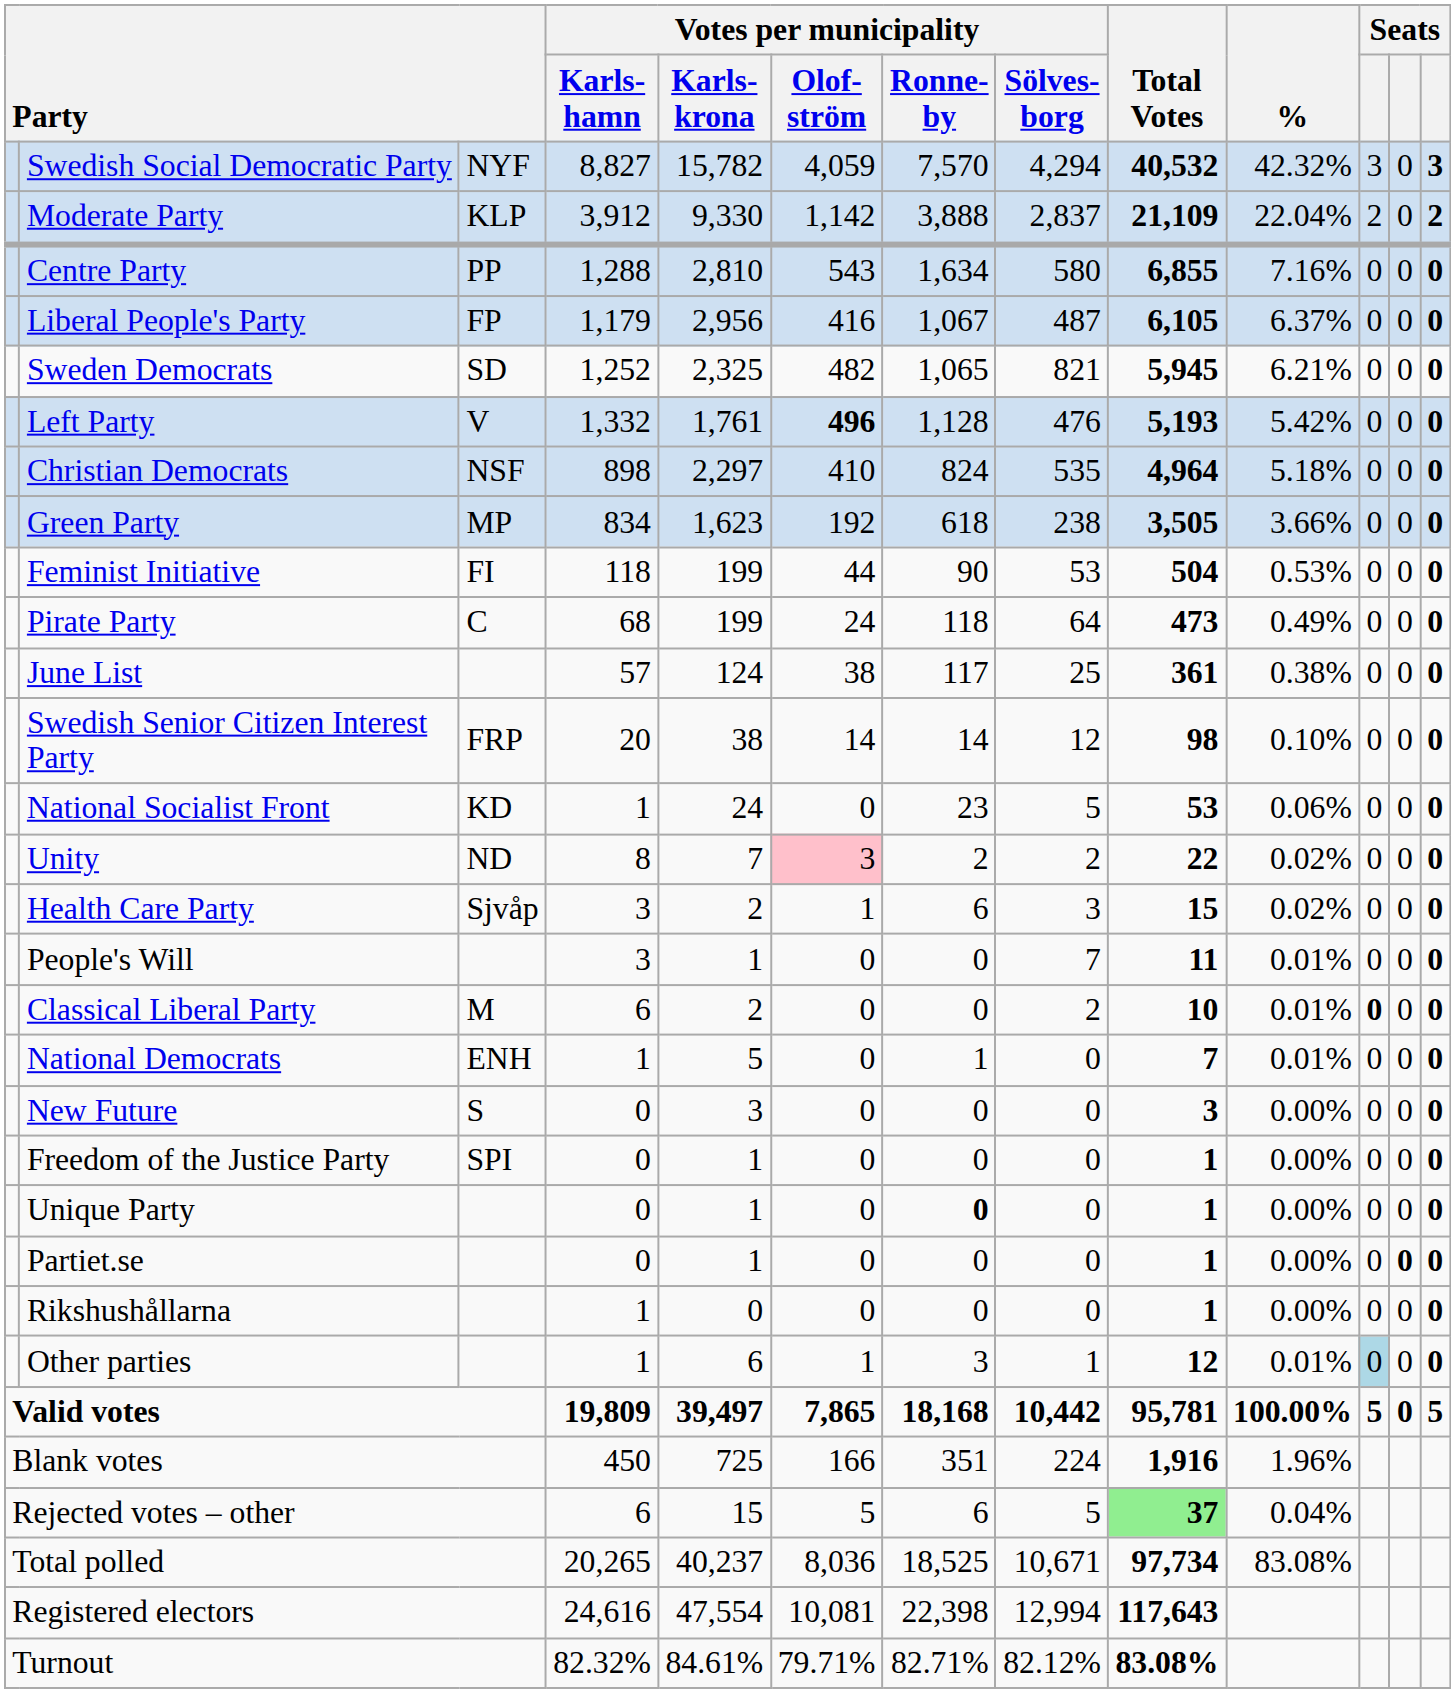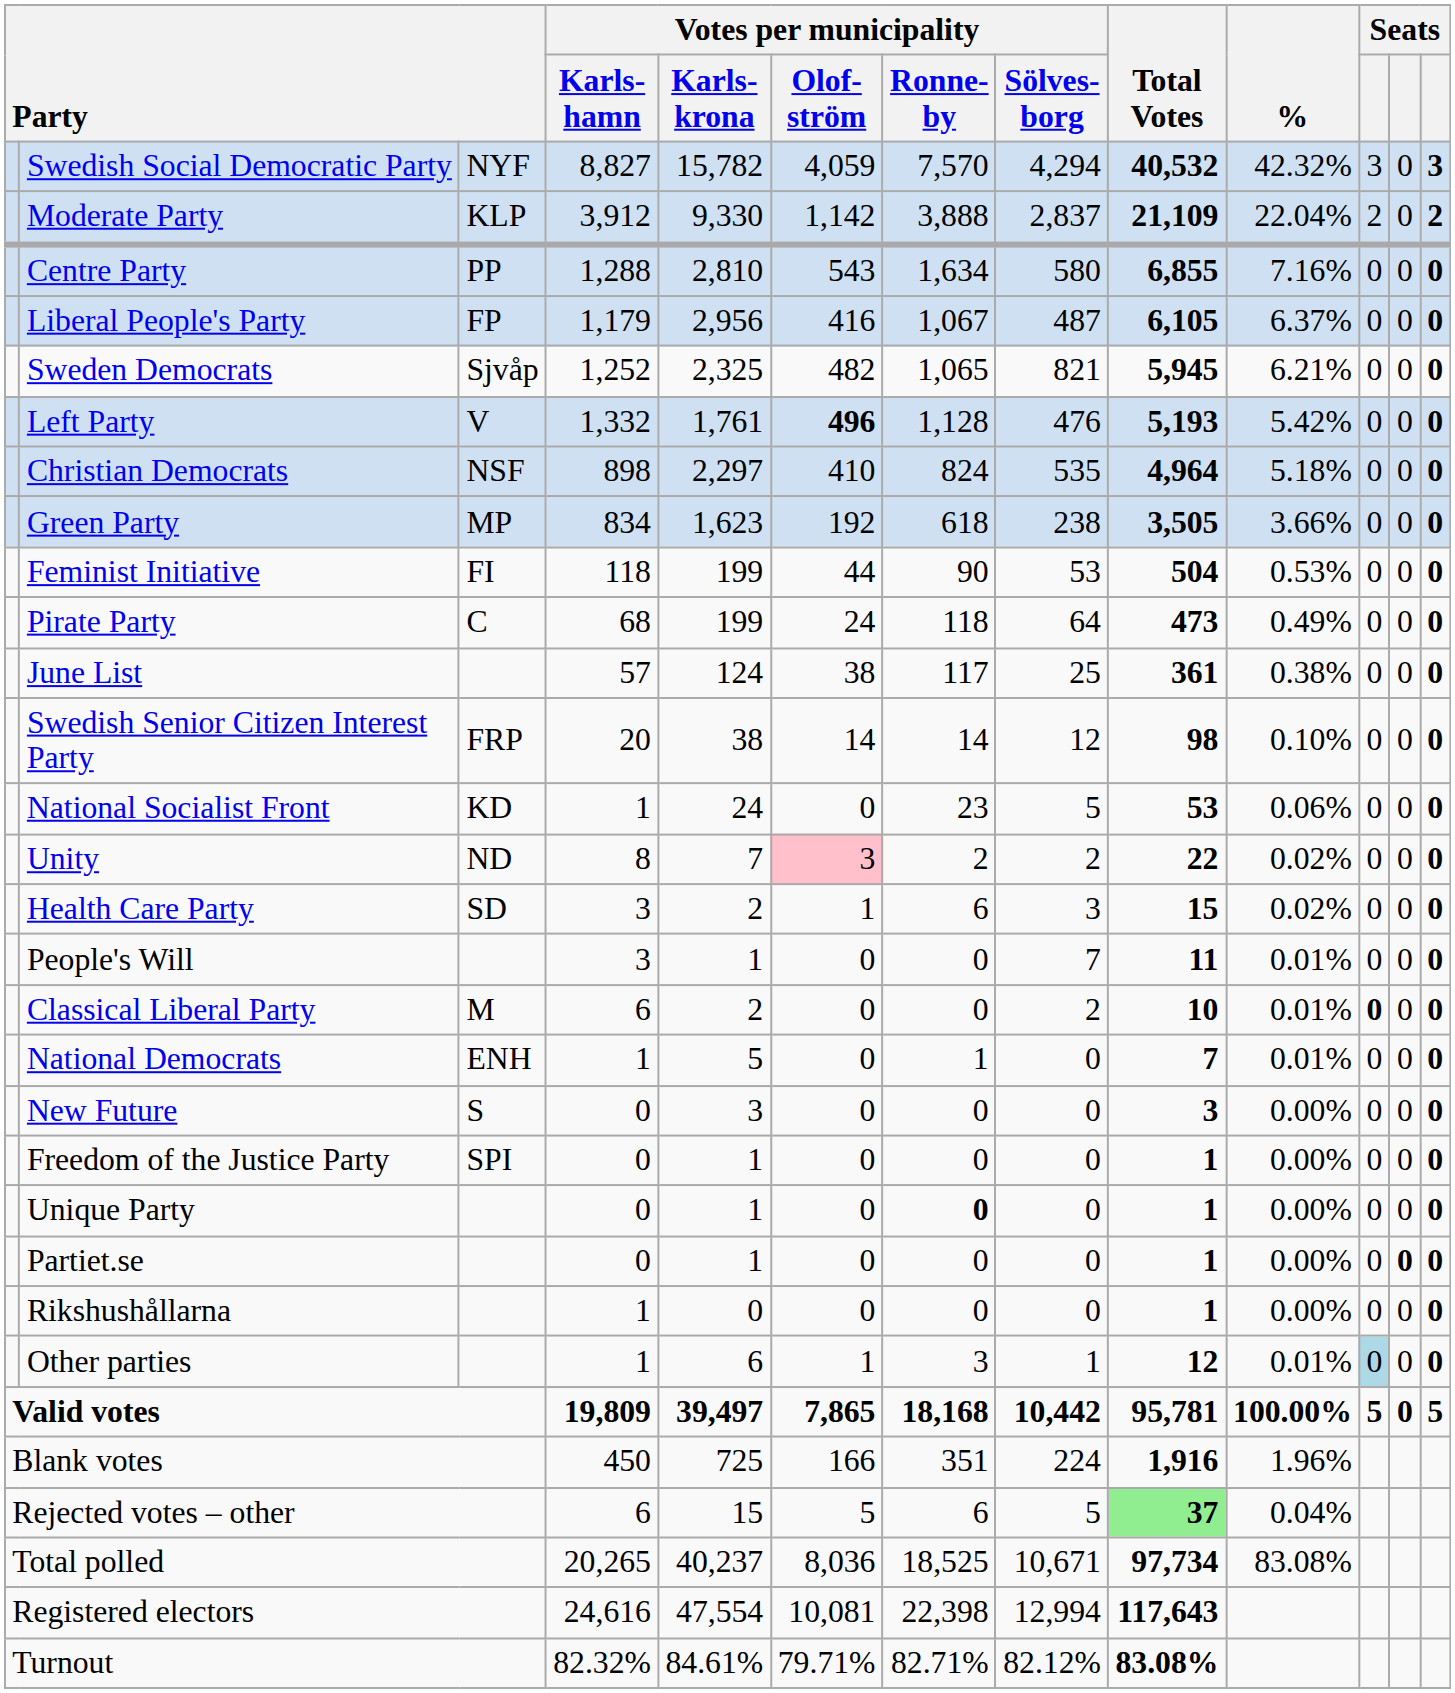(487, 370) SD -> (503, 370) Sjvåp
(503, 908) Sjvåp -> (487, 908) SD
